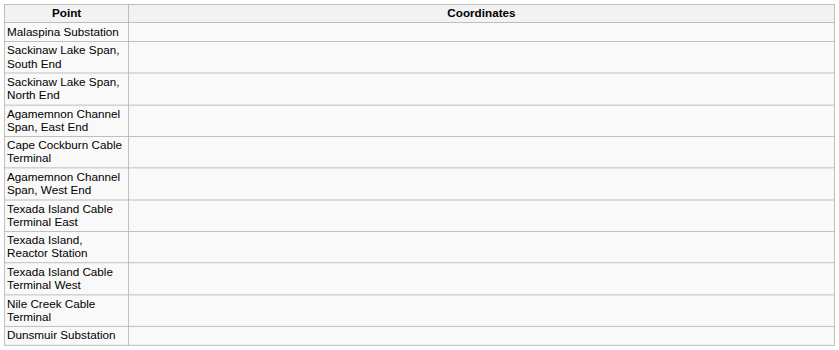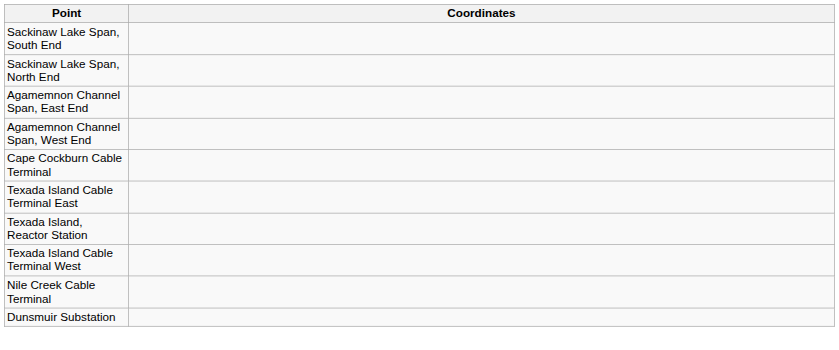- row: (63, 32)
rows swapped: (64, 184) <-> (65, 152)
